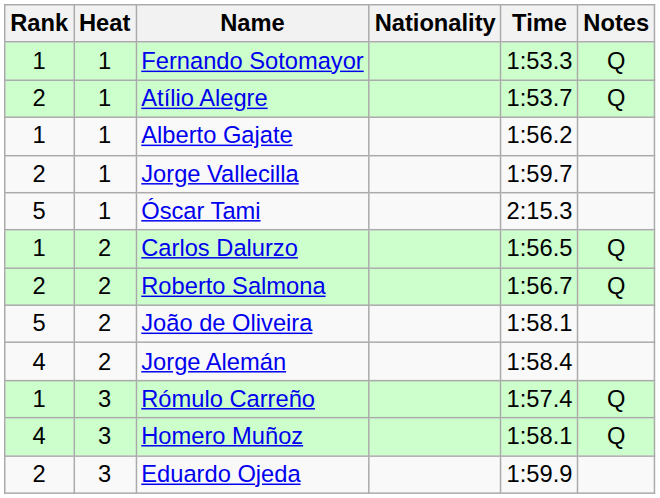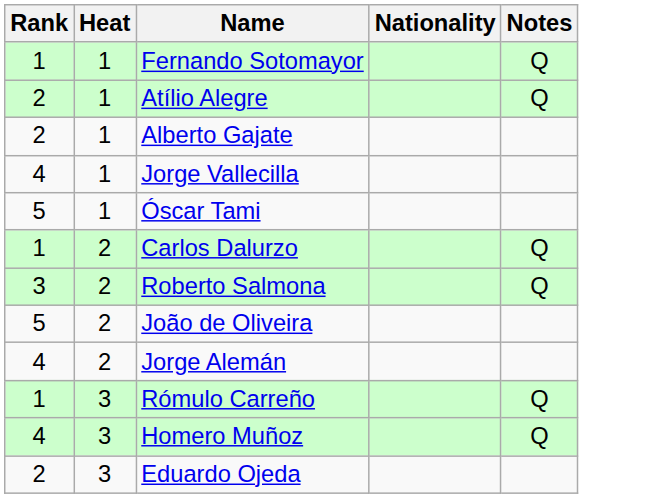- column: (540, 23)
(39, 135) 1 -> (39, 135) 2
(39, 173) 2 -> (39, 173) 4
(39, 286) 2 -> (39, 286) 3
